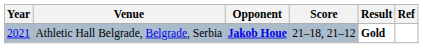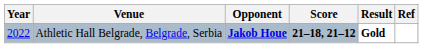(19, 33) 2021 -> (19, 33) 2022
(324, 33) normal -> (324, 33) bold
